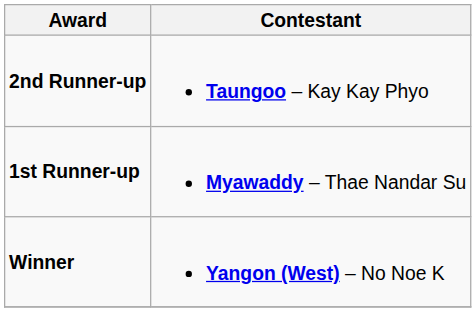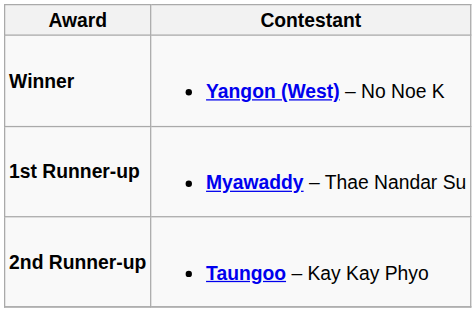rows swapped: (42, 262) <-> (78, 81)
